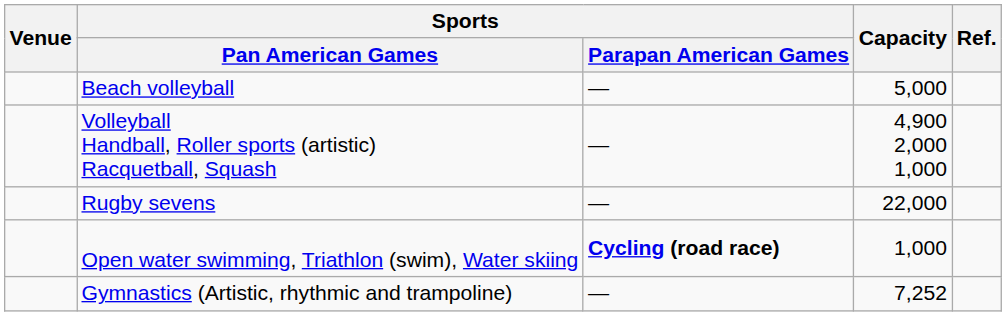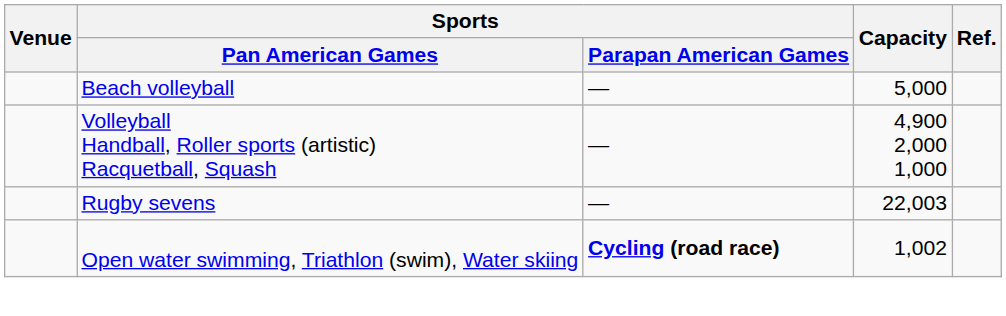(915, 202) 22,000 -> (915, 202) 22,003
(920, 248) 1,000 -> (920, 248) 1,002
- row: (297, 293)
